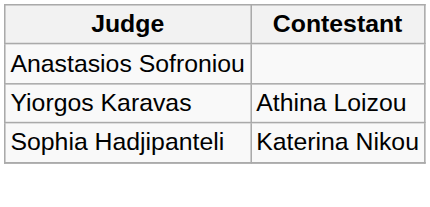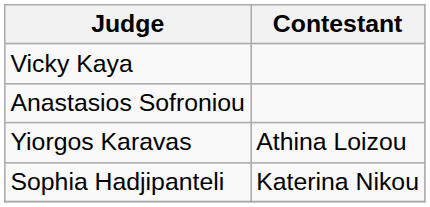+ row: (72, 63)
